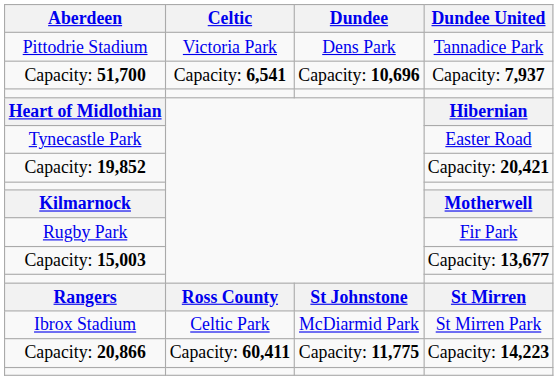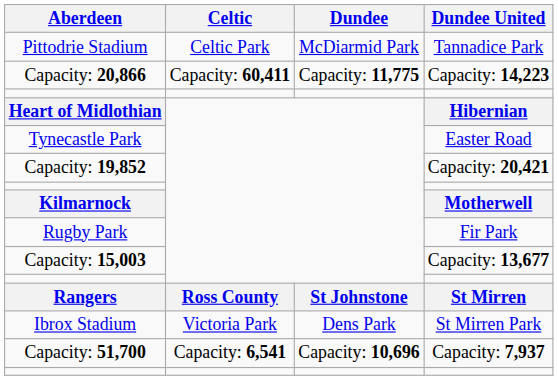(230, 46) Victoria Park -> (230, 46) Celtic Park
(359, 46) Dens Park -> (359, 46) McDiarmid Park
rows swapped: (85, 352) <-> (85, 74)
(230, 324) Celtic Park -> (230, 324) Victoria Park
(359, 324) McDiarmid Park -> (359, 324) Dens Park
